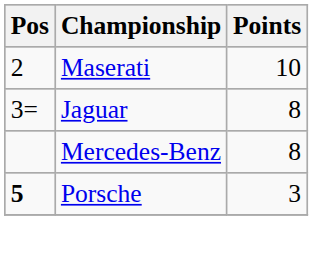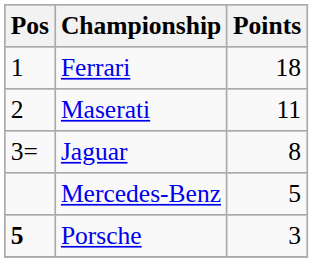+ row: (96, 67)
(288, 67) 10 -> (289, 109) 11
(295, 152) 8 -> (295, 194) 5
